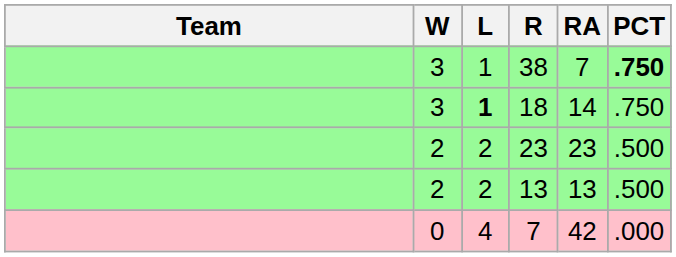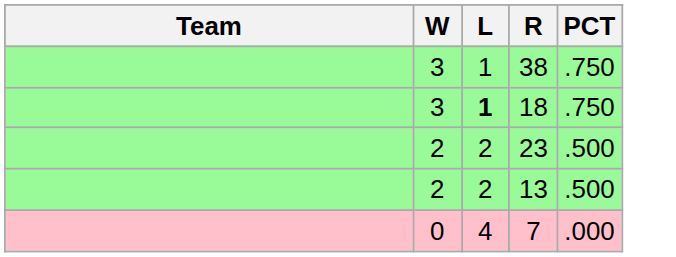- column: (582, 26)
(639, 67) bold -> (589, 67) normal
